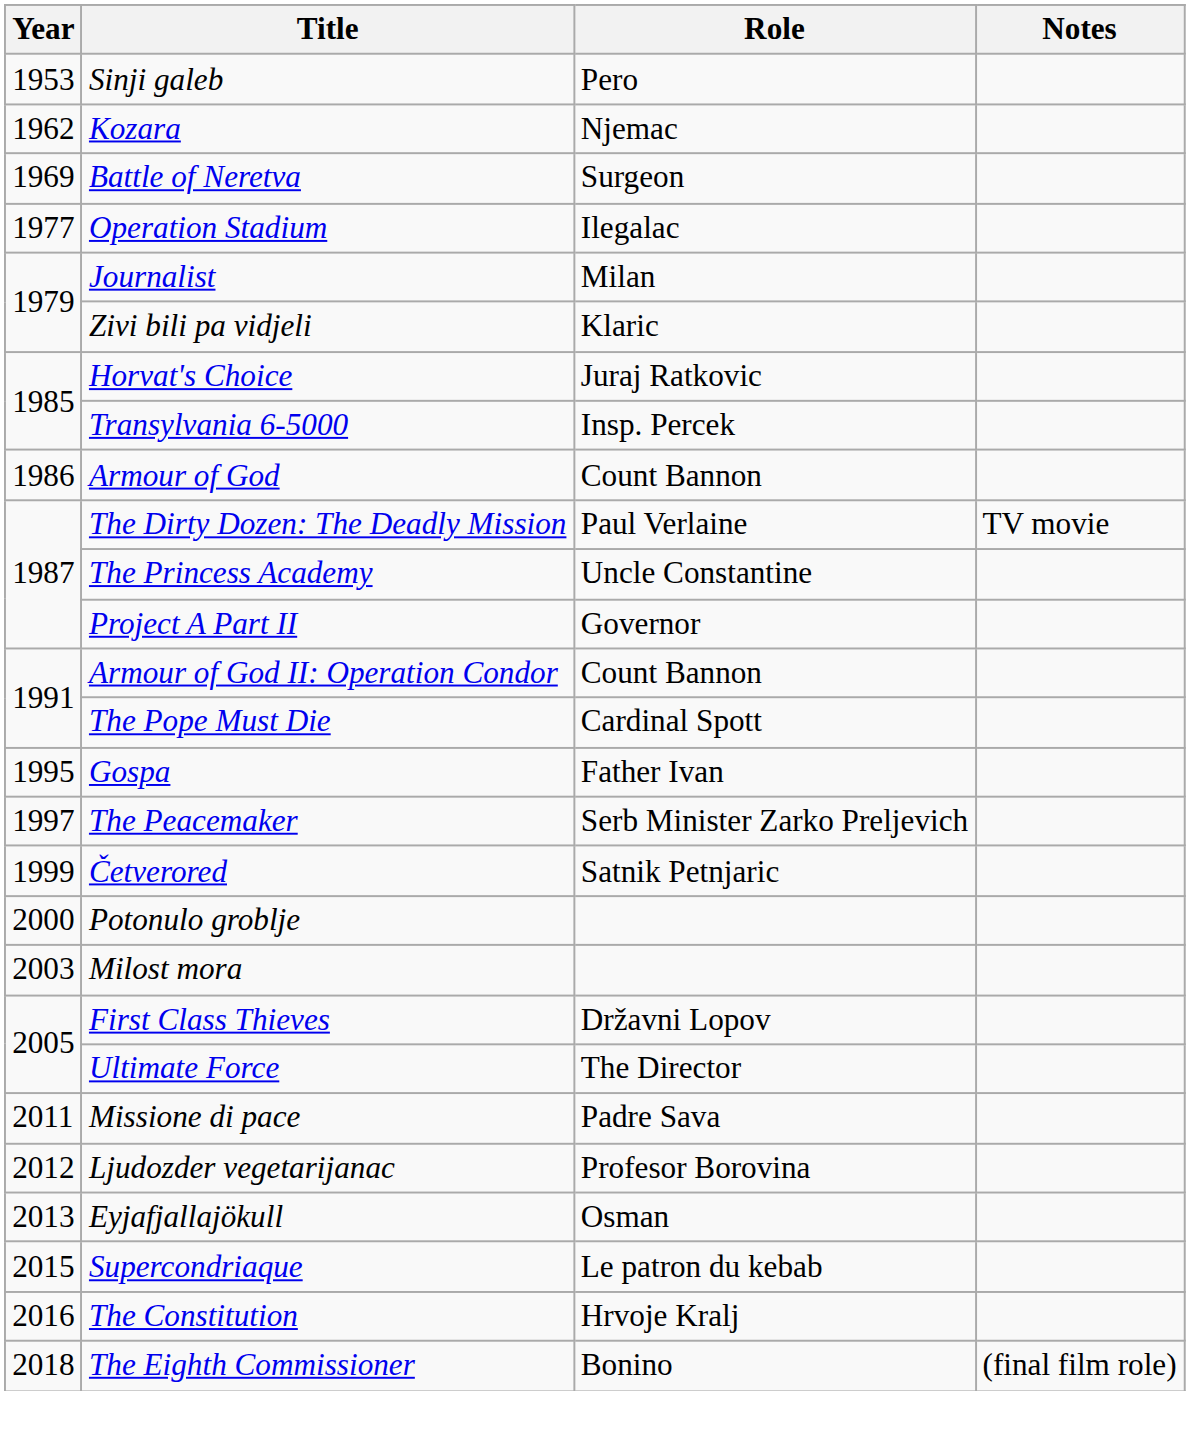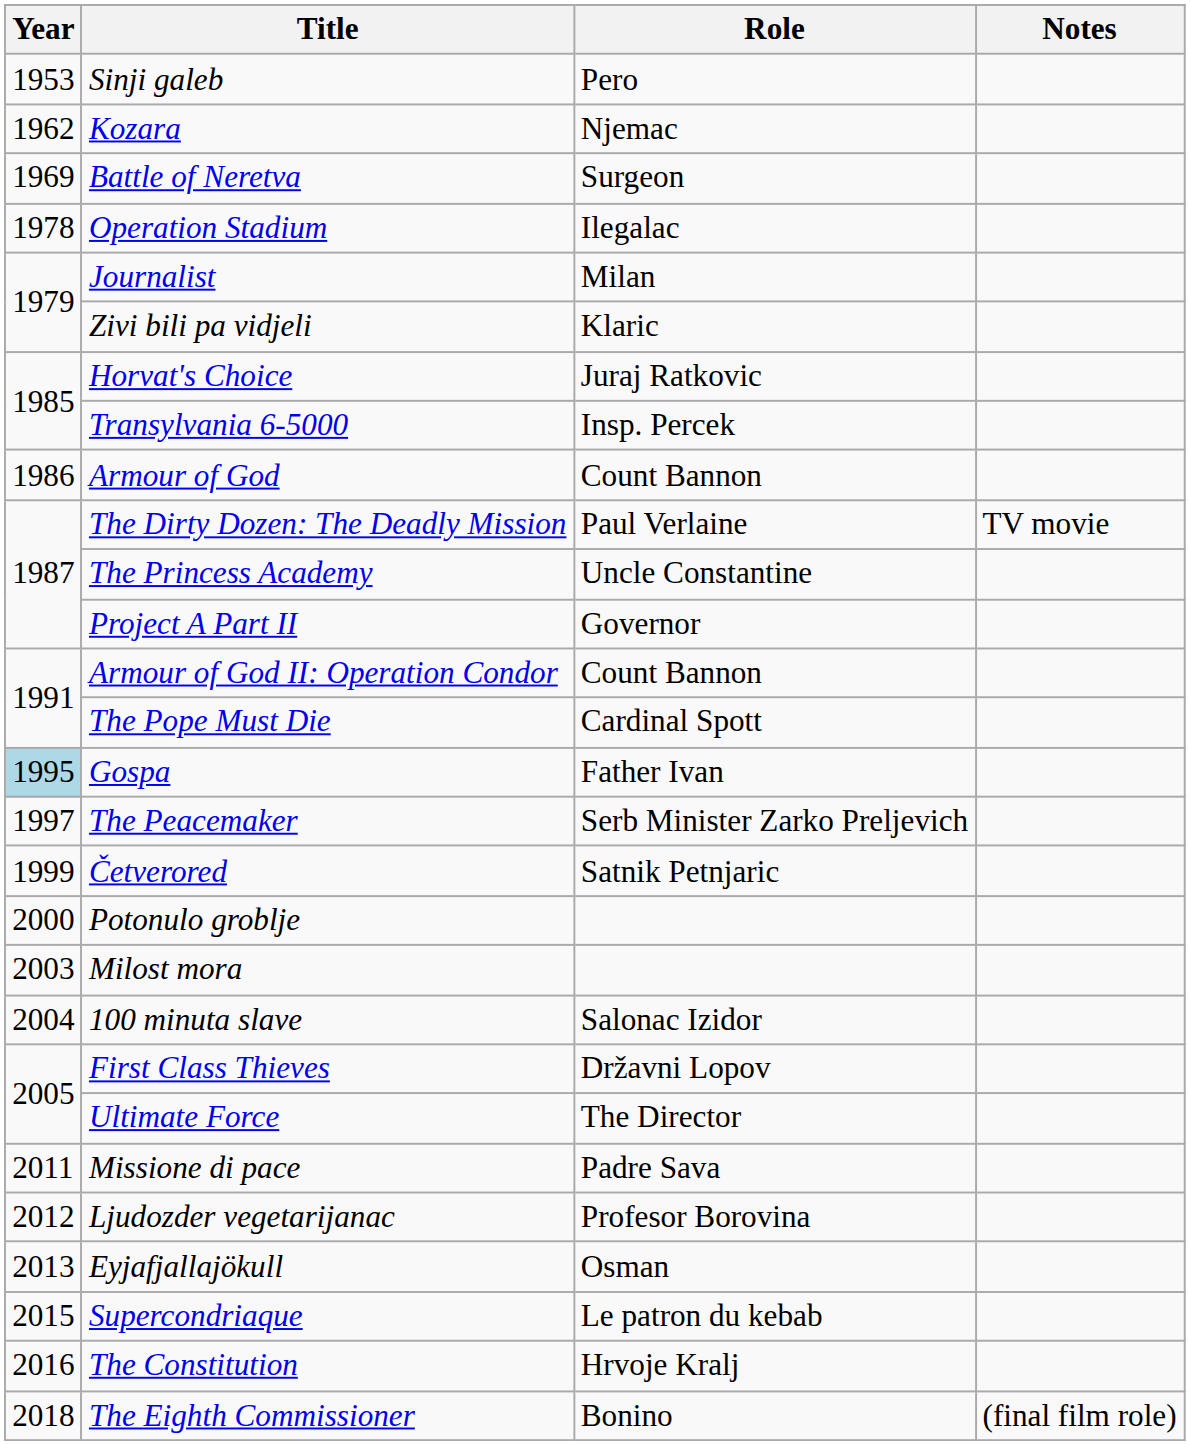(43, 227) 1977 -> (43, 227) 1978
(43, 771) no background -> (43, 771) lightblue background
+ row: (196, 1018)
